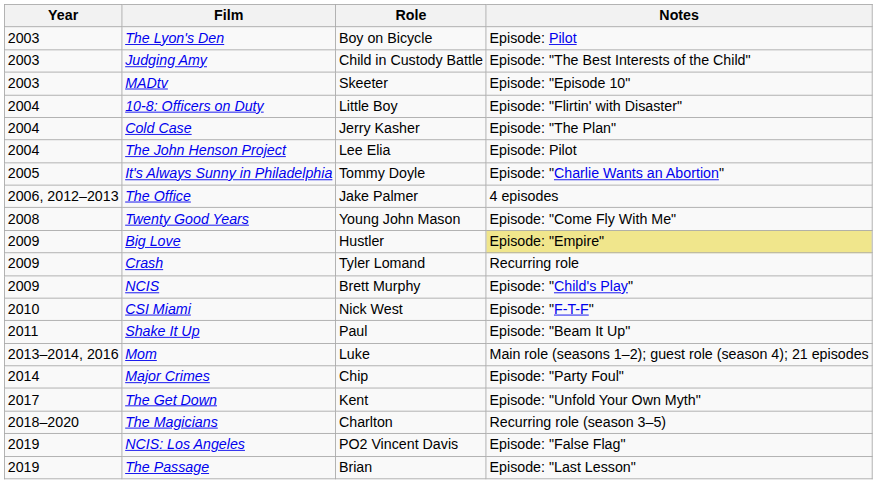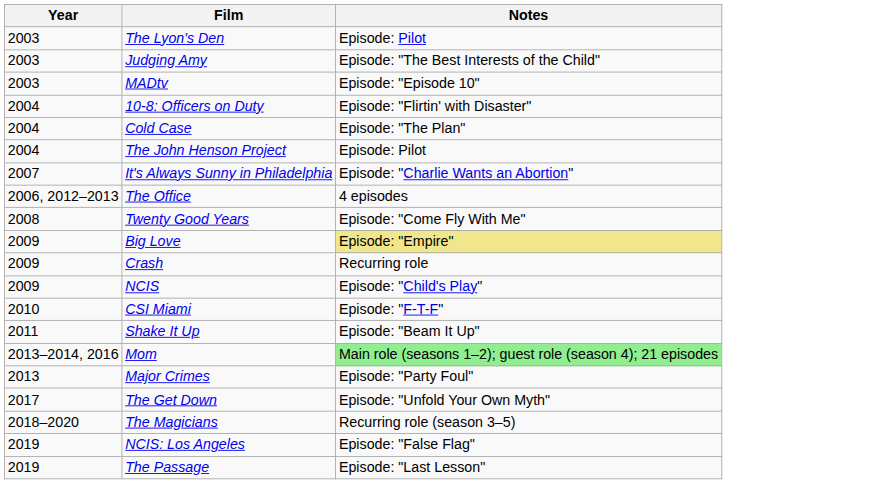- column: (411, 15)
(24, 173) 2005 -> (24, 173) 2007
(679, 354) no background -> (529, 354) lightgreen background
(24, 377) 2014 -> (24, 377) 2013
